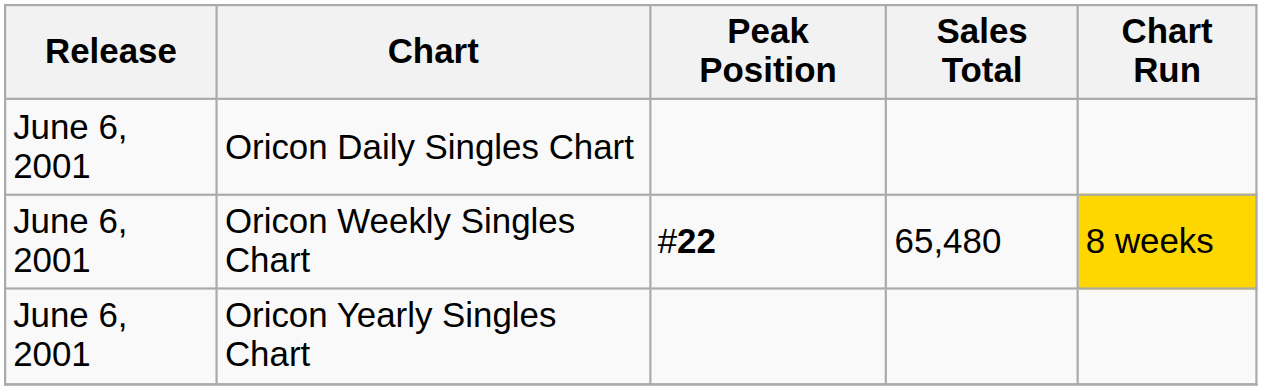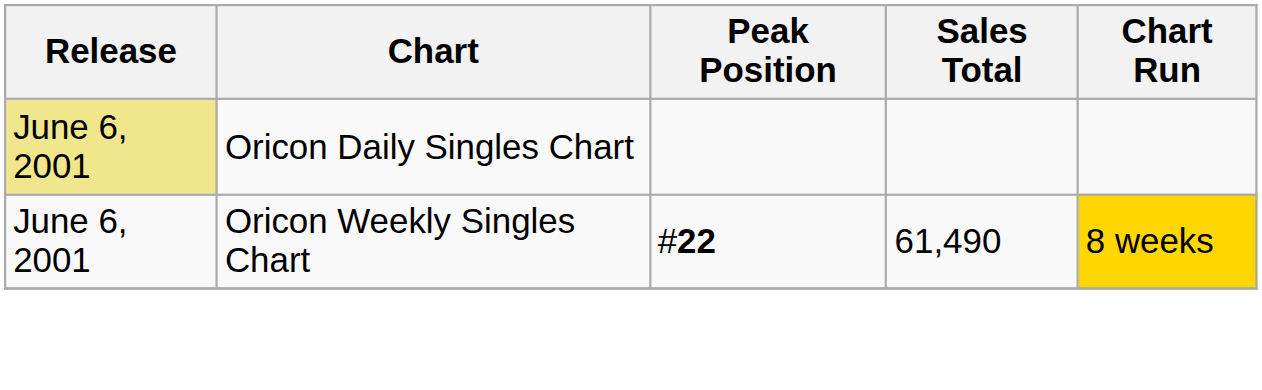(70, 146) no background -> (70, 146) khaki background
(948, 240) 65,480 -> (948, 240) 61,490
- row: (391, 335)
